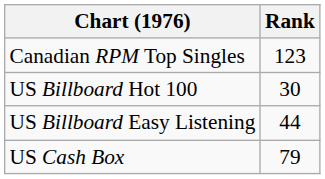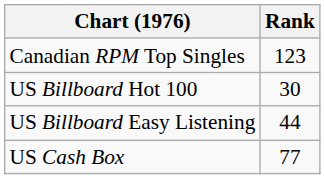(290, 156) 79 -> (290, 156) 77
